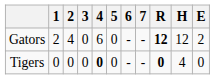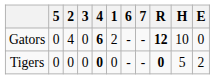columns swapped: (56, 16) <-> (114, 16)
(100, 39) normal -> (100, 39) bold
(182, 39) 12 -> (182, 39) 10
(201, 39) 2 -> (201, 39) 0
(182, 62) 4 -> (182, 62) 5
(201, 62) 0 -> (201, 62) 2
